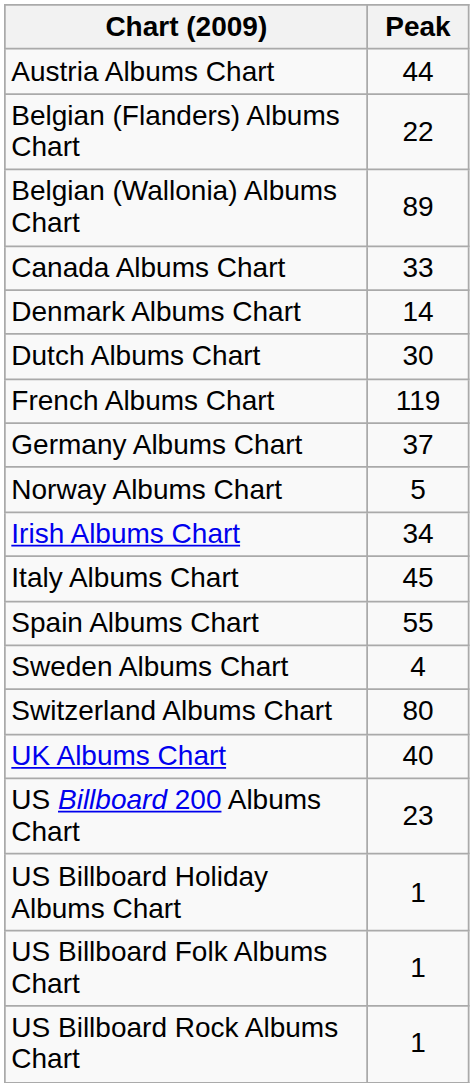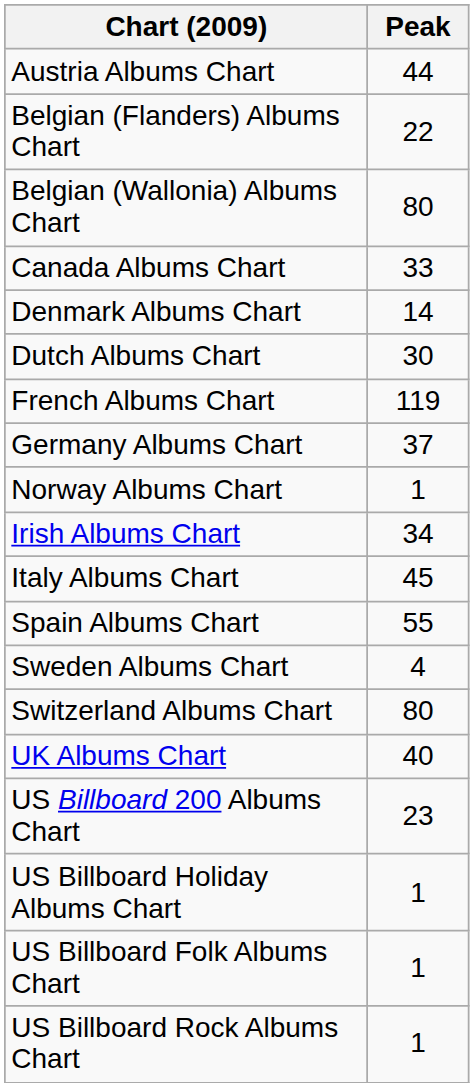(418, 207) 89 -> (418, 207) 80
(418, 489) 5 -> (418, 489) 1
